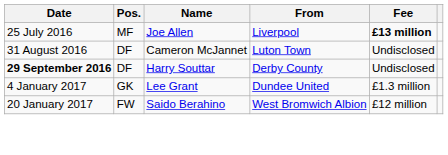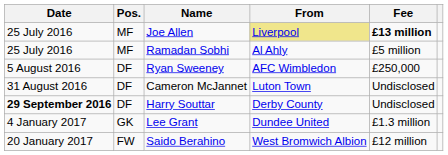(276, 31) no background -> (276, 31) khaki background
+ row: (188, 50)
+ row: (185, 68)
